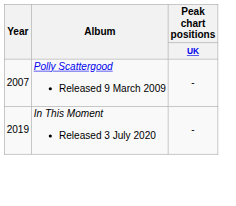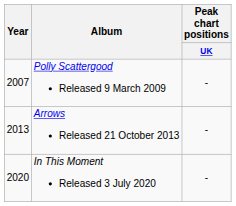+ row: (107, 125)
(18, 130) 2019 -> (18, 177) 2020
